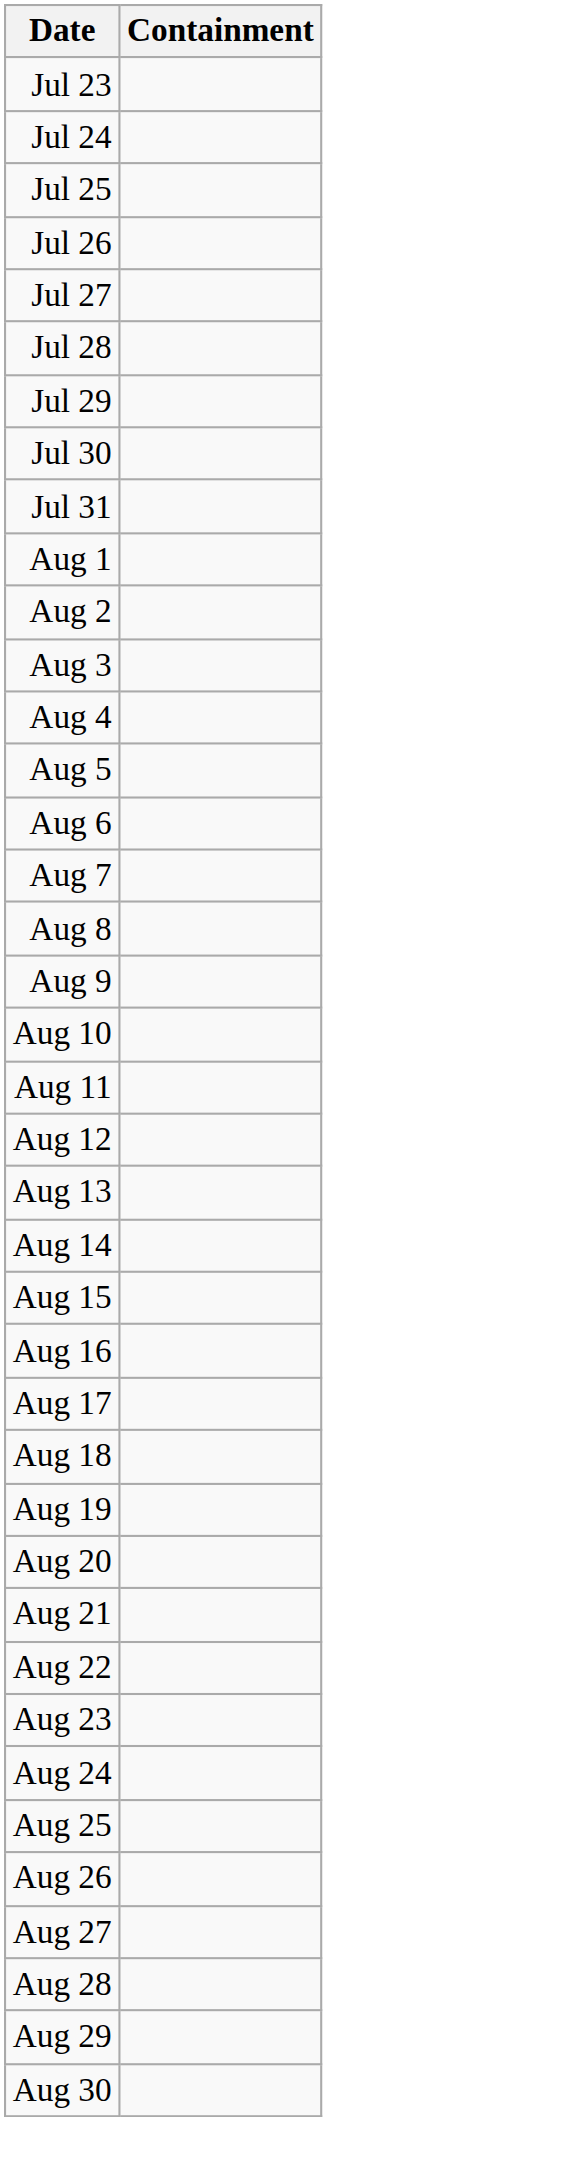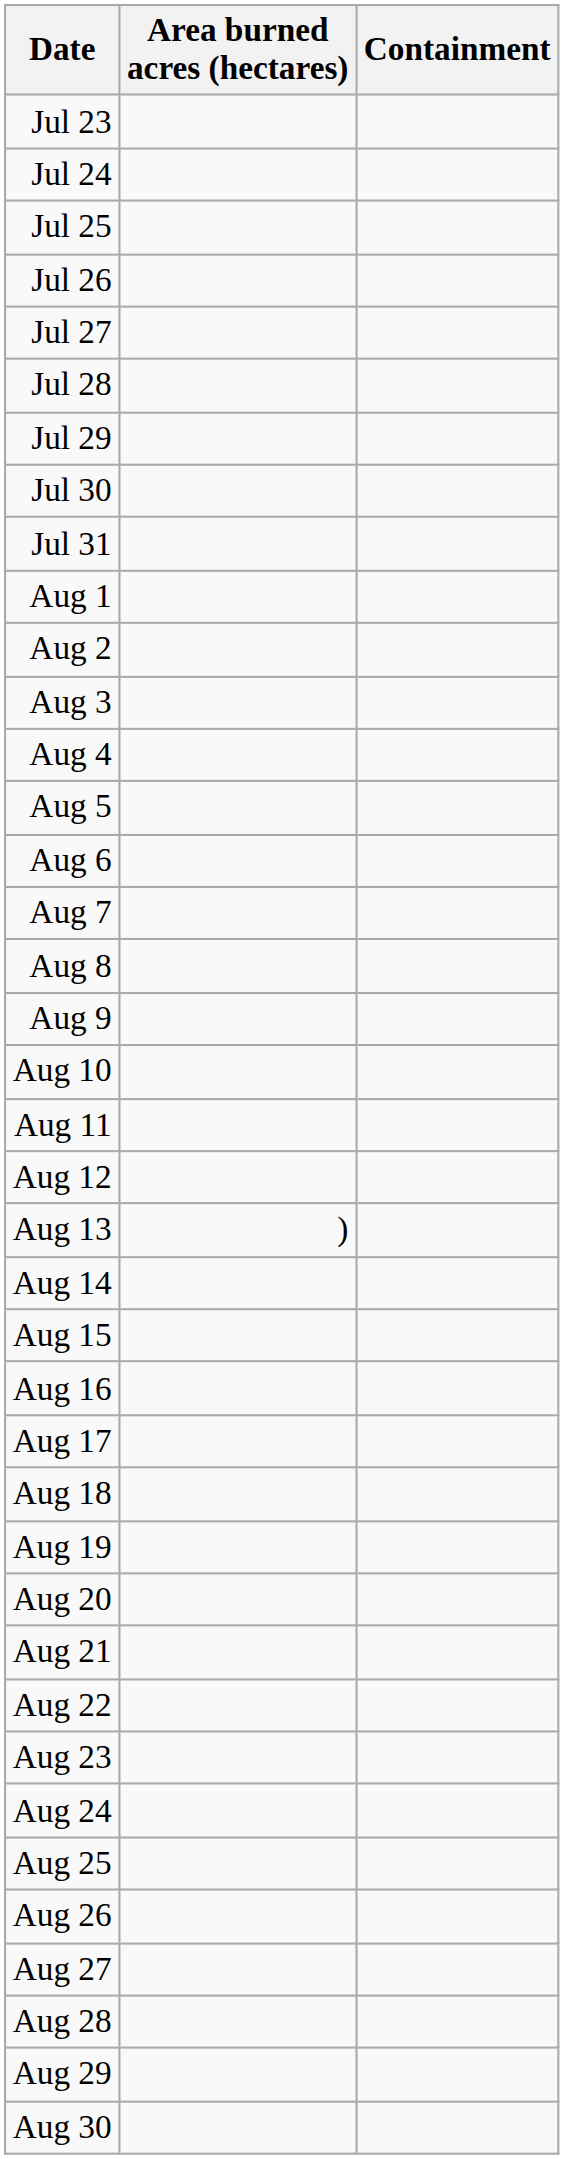+ column: (238, 49)
